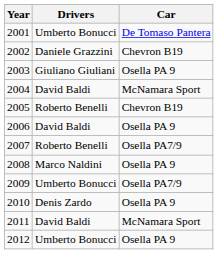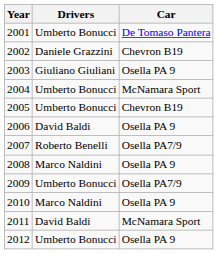(63, 89) David Baldi -> (76, 89) Umberto Bonucci
(71, 108) Roberto Benelli -> (76, 108) Umberto Bonucci
(63, 202) Denis Zardo -> (68, 202) Marco Naldini
